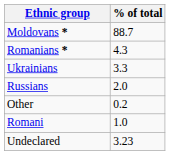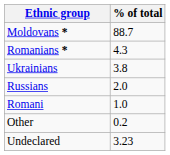(120, 68) 3.3 -> (120, 68) 3.8
rows swapped: (25, 123) <-> (20, 104)
